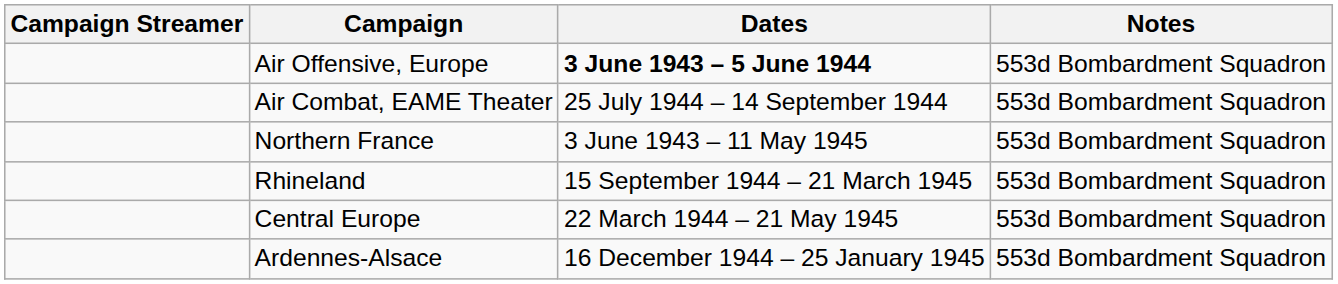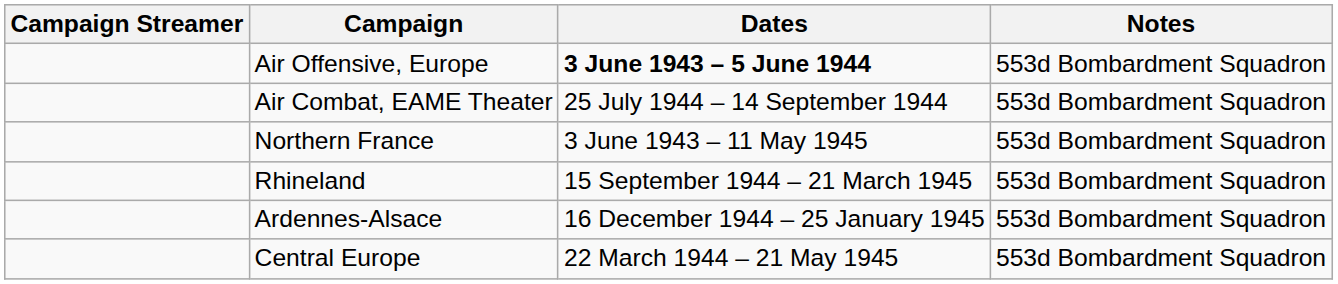rows swapped: (348, 258) <-> (337, 219)
